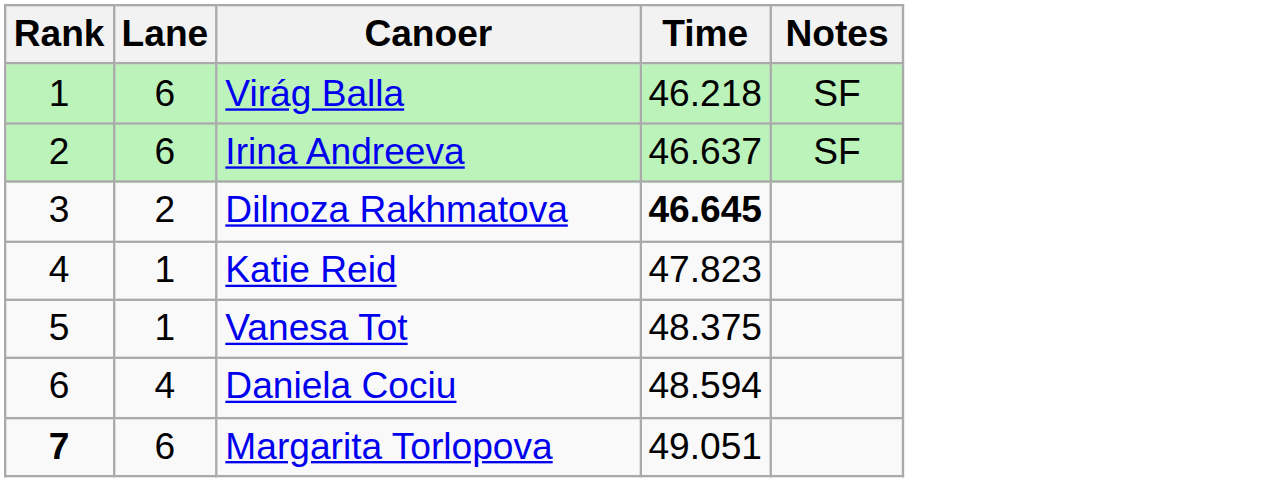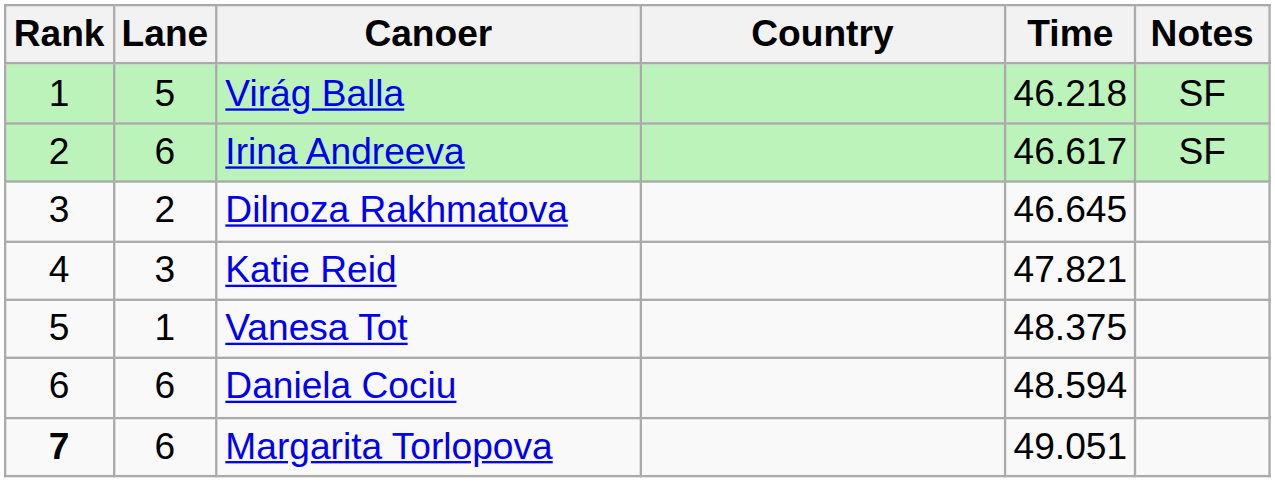+ column: (822, 33)
(165, 92) 6 -> (165, 92) 5
(705, 151) 46.637 -> (1070, 151) 46.617
(705, 210) bold -> (1070, 210) normal
(165, 269) 1 -> (165, 269) 3
(705, 269) 47.823 -> (1070, 269) 47.821
(165, 387) 4 -> (165, 387) 6
